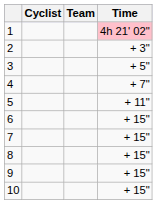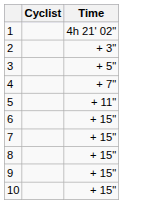- column: (81, 13)
(125, 31) pink background -> (91, 31) no background
